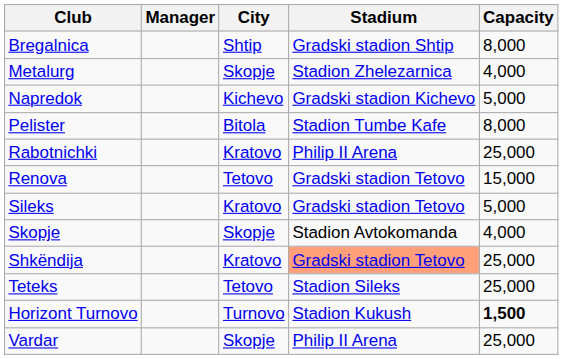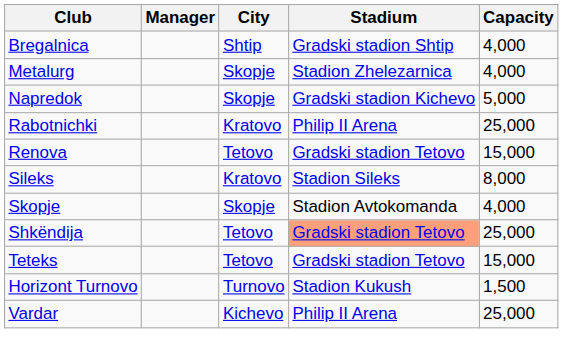(504, 44) 8,000 -> (504, 44) 4,000
(253, 98) Kichevo -> (249, 98) Skopje
- row: (37, 125)
(378, 206) Gradski stadion Tetovo -> (346, 179) Stadion Sileks
(504, 206) 5,000 -> (504, 179) 8,000
(252, 260) Kratovo -> (248, 233) Tetovo
(346, 286) Stadion Sileks -> (378, 260) Gradski stadion Tetovo
(509, 286) 25,000 -> (509, 260) 15,000
(504, 313) bold -> (504, 286) normal
(249, 340) Skopje -> (253, 313) Kichevo
